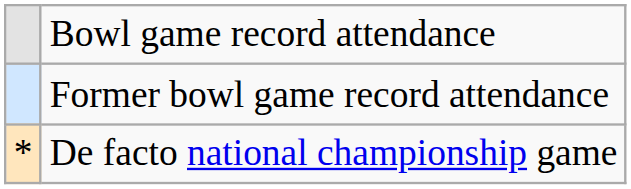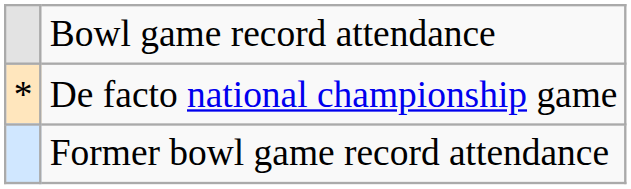rows swapped: (329, 93) <-> (334, 152)
